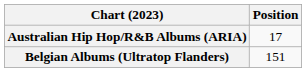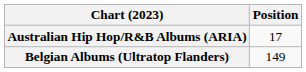(276, 57) 151 -> (276, 57) 149
